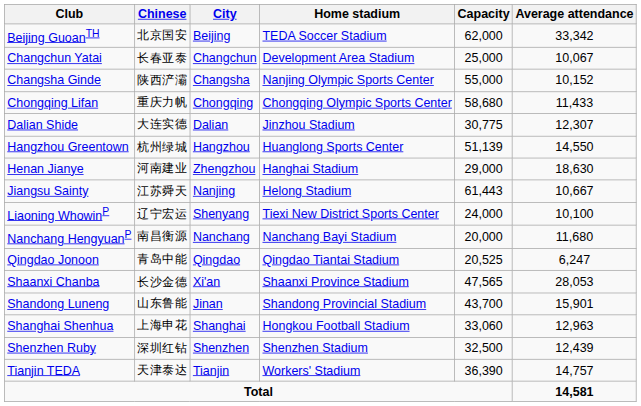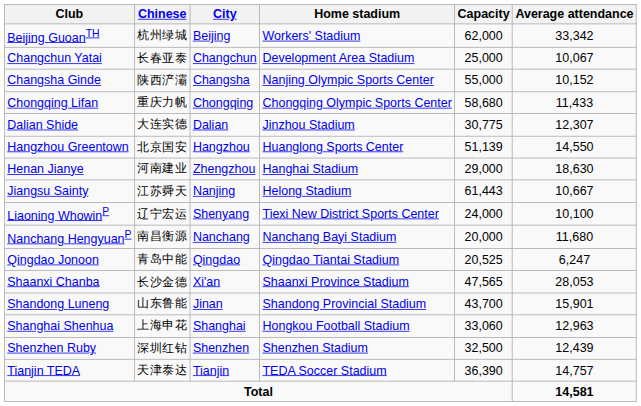(162, 35) 北京国安 -> (162, 35) 杭州绿城
(325, 35) TEDA Soccer Stadium -> (311, 35) Workers' Stadium
(162, 146) 杭州绿城 -> (162, 146) 北京国安
(311, 370) Workers' Stadium -> (325, 370) TEDA Soccer Stadium
